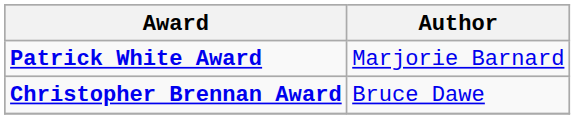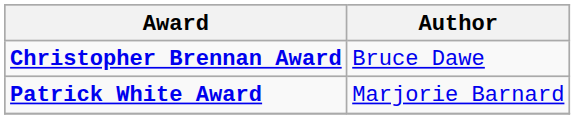rows swapped: (176, 95) <-> (136, 59)
